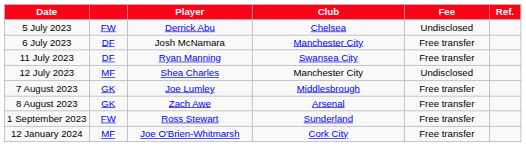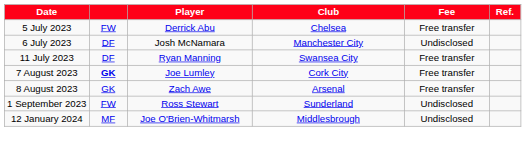(447, 28) Undisclosed -> (447, 28) Free transfer
(447, 43) Free transfer -> (447, 43) Undisclosed
- row: (47, 73)
(108, 89) normal -> (108, 73) bold
(328, 89) Middlesbrough -> (328, 73) Cork City
(447, 119) Free transfer -> (447, 104) Undisclosed
(328, 134) Cork City -> (328, 119) Middlesbrough
(447, 134) Free transfer -> (447, 119) Undisclosed
